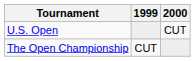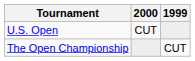columns swapped: (146, 13) <-> (175, 13)
